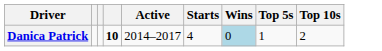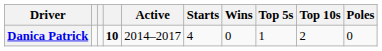+ column: (360, 15)
(228, 35) lightblue background -> (228, 35) no background
